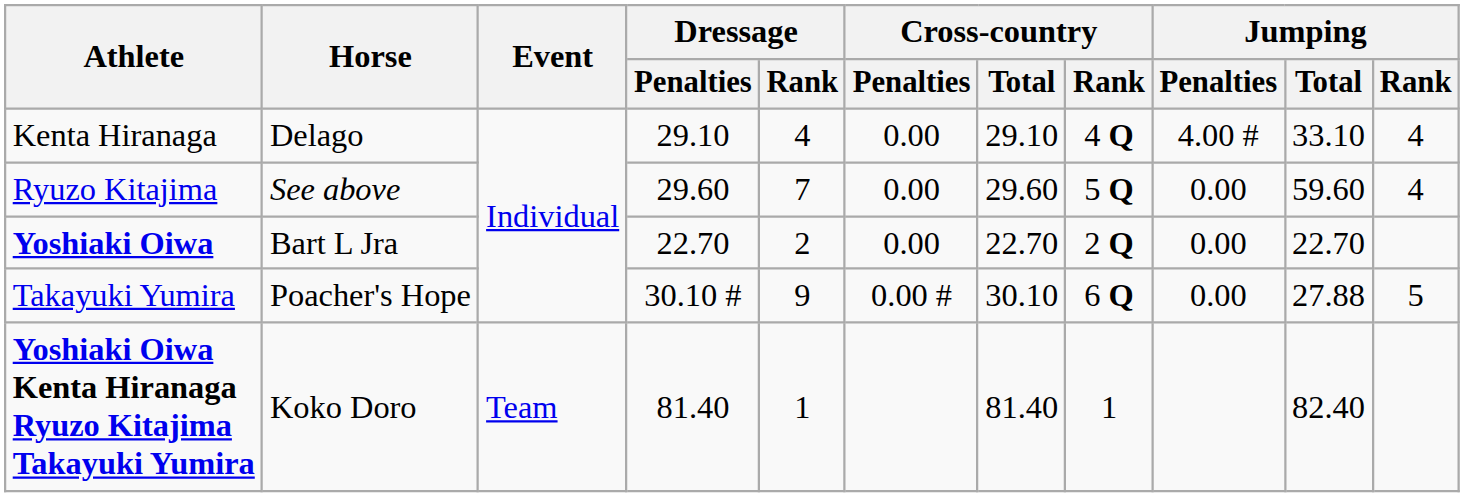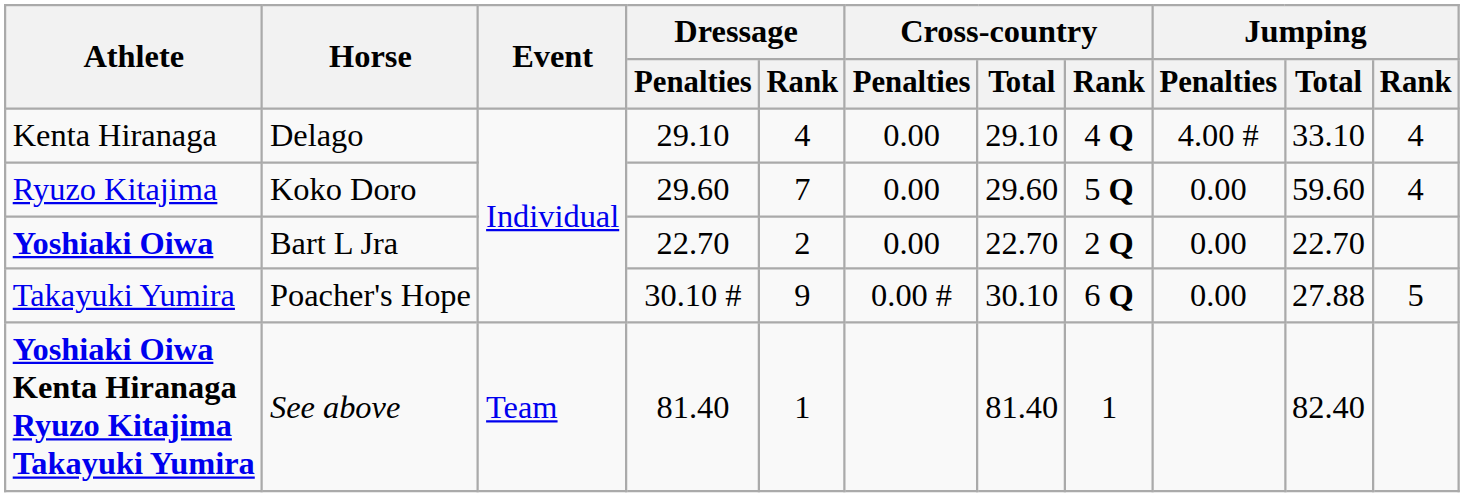(335, 189) See above -> (343, 189) Koko Doro
(343, 406) Koko Doro -> (335, 406) See above
